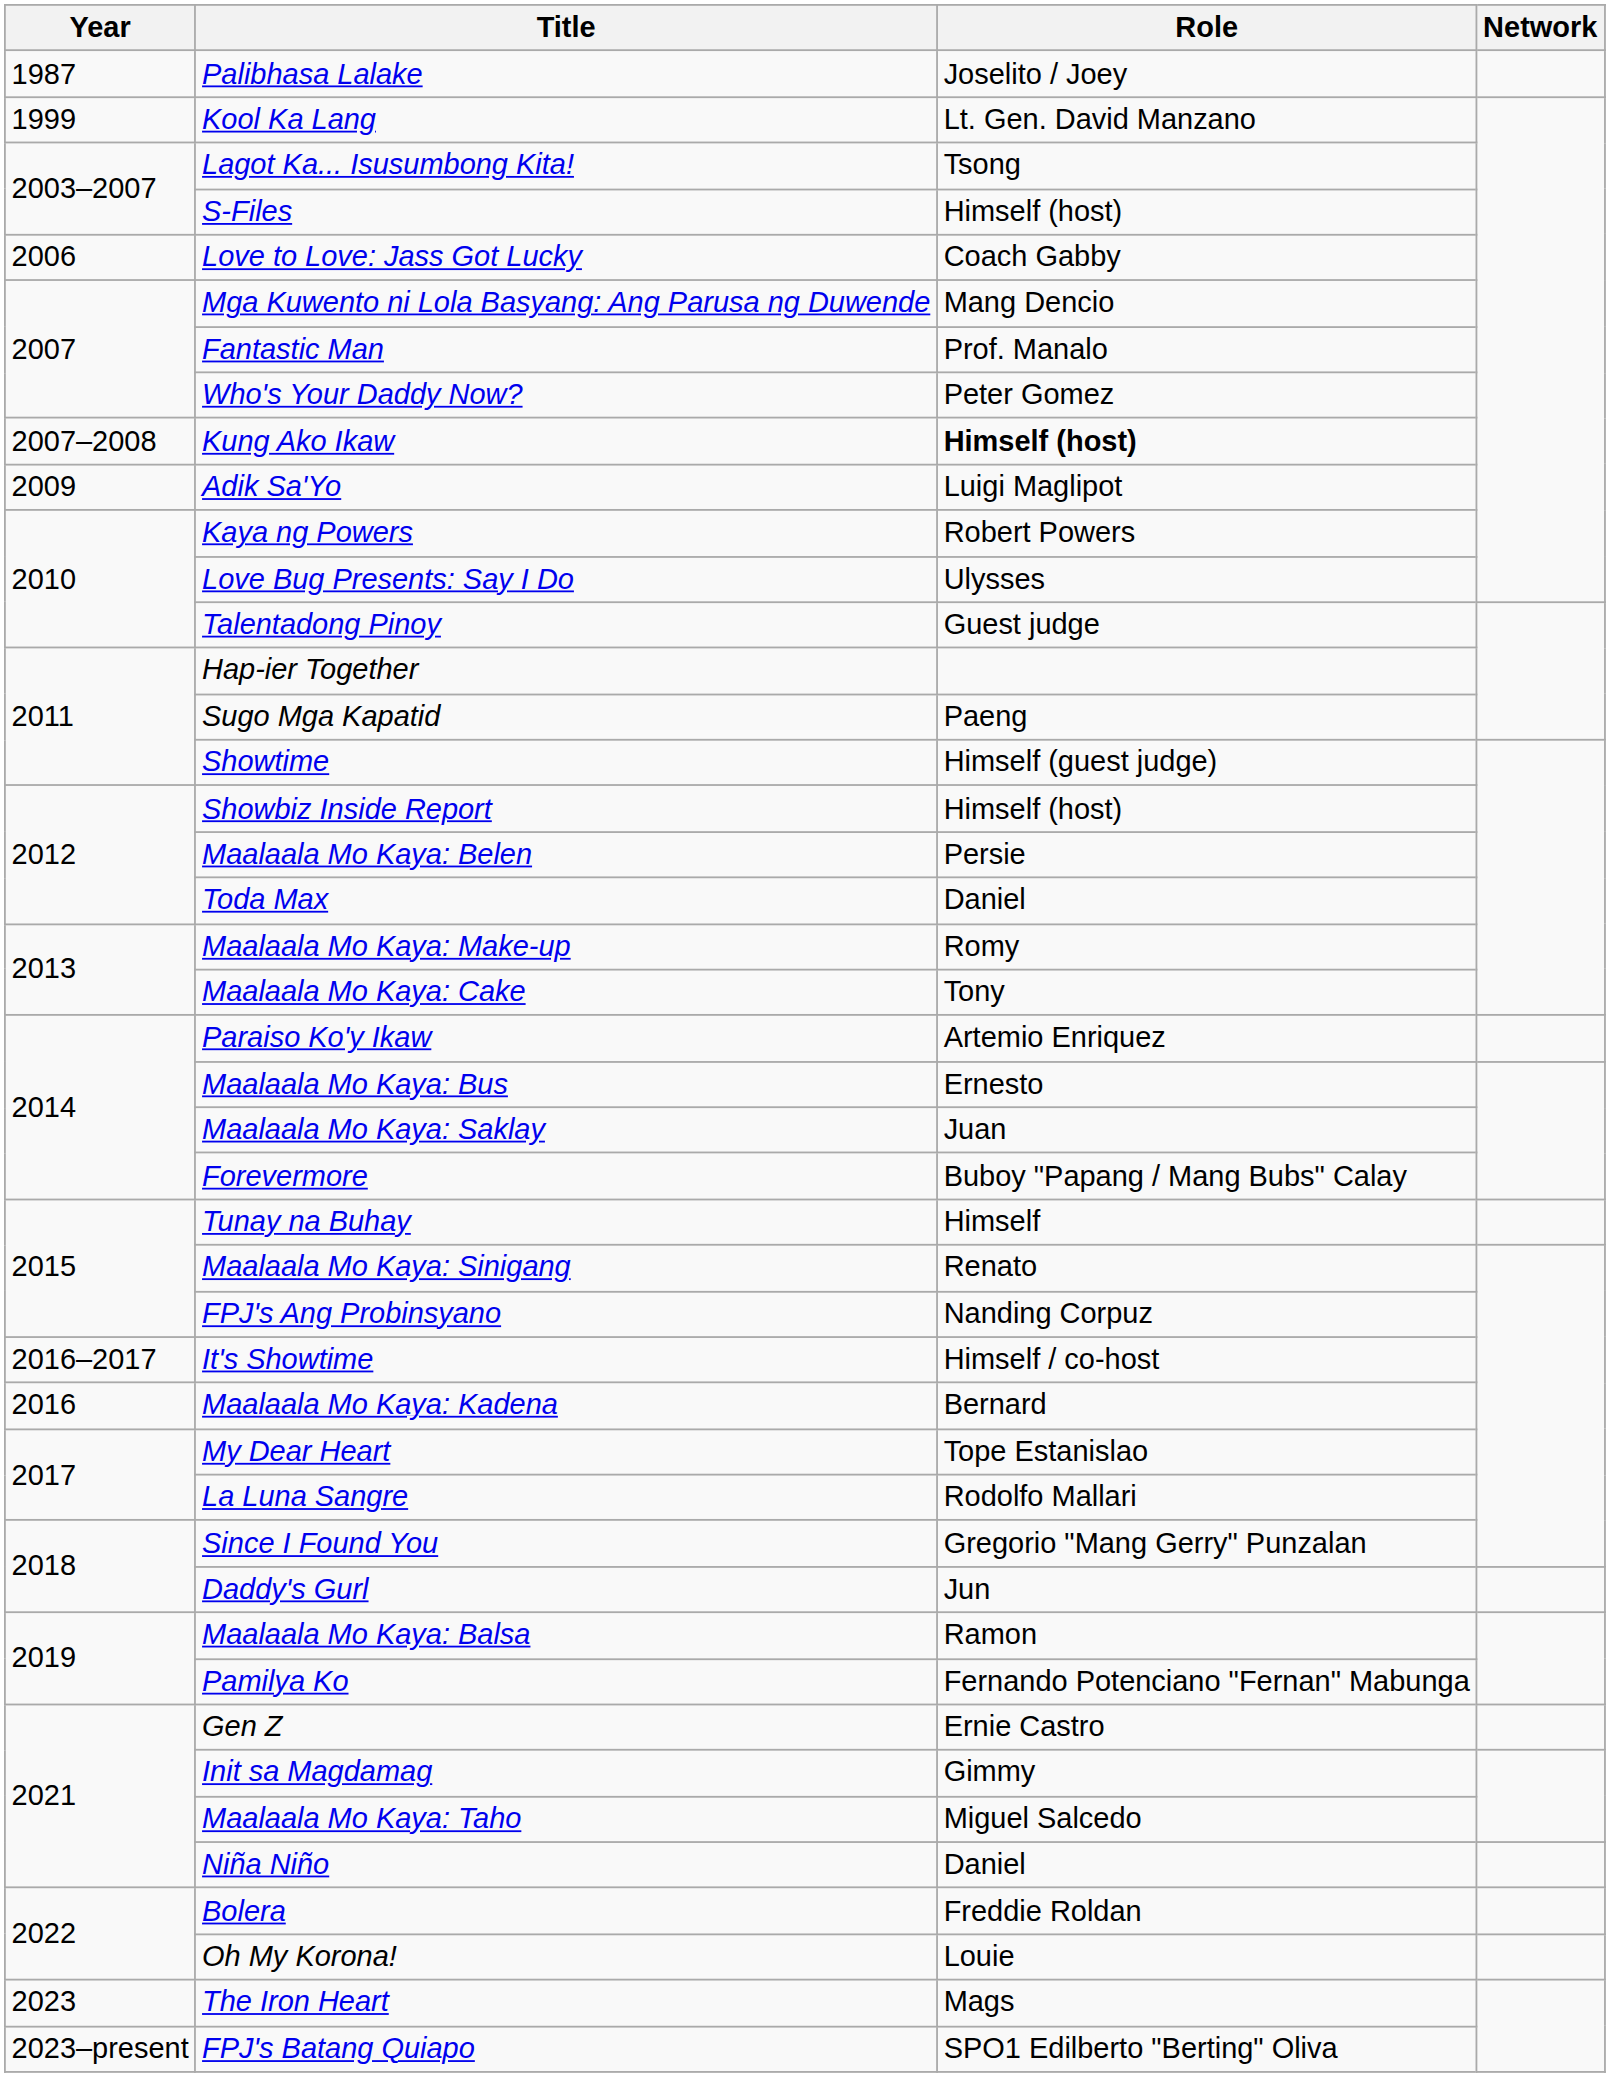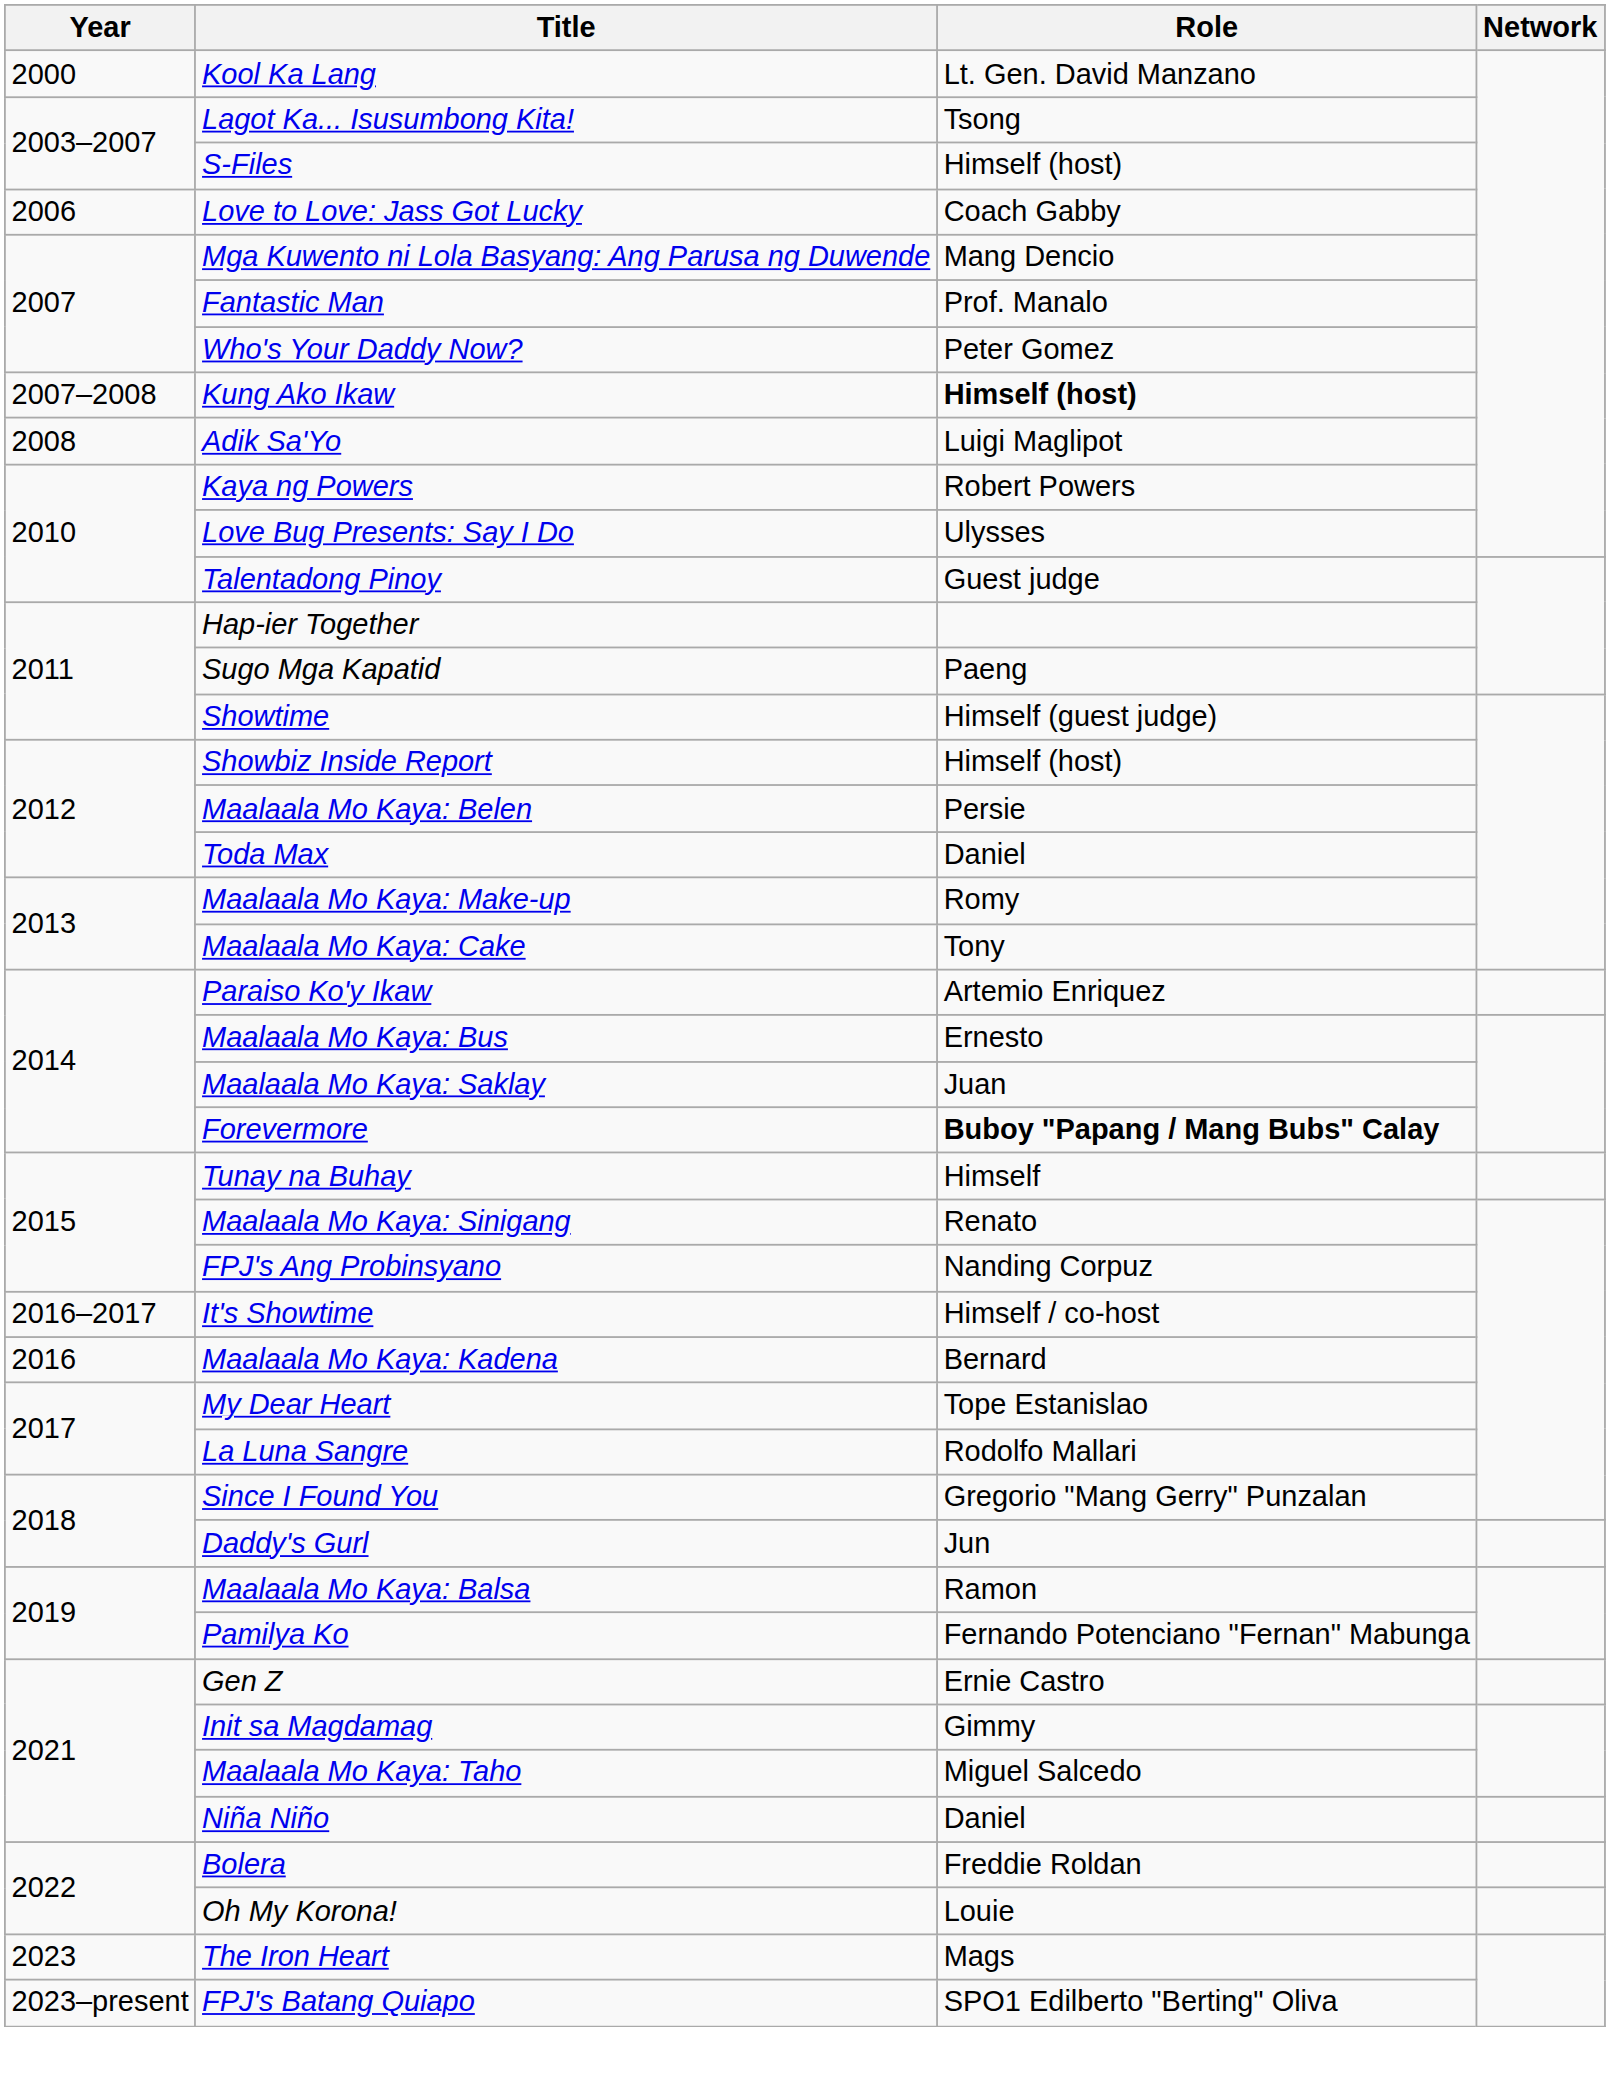- row: (312, 73)
(44, 119) 1999 -> (44, 73) 2000
(44, 486) 2009 -> (44, 440) 2008
(1175, 1175) normal -> (1192, 1129) bold
